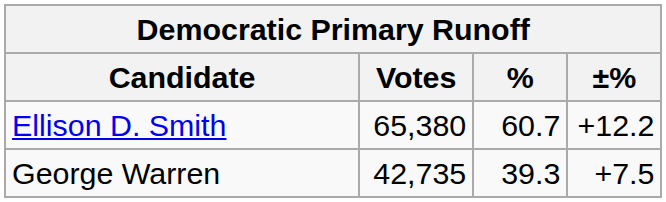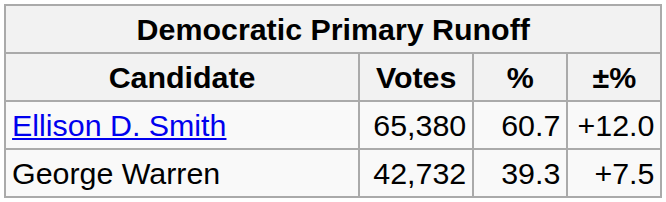(616, 126) +12.2 -> (616, 126) +12.0
(420, 174) 42,735 -> (420, 174) 42,732
